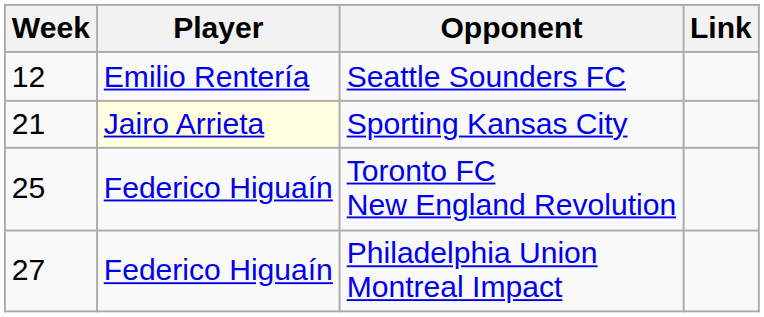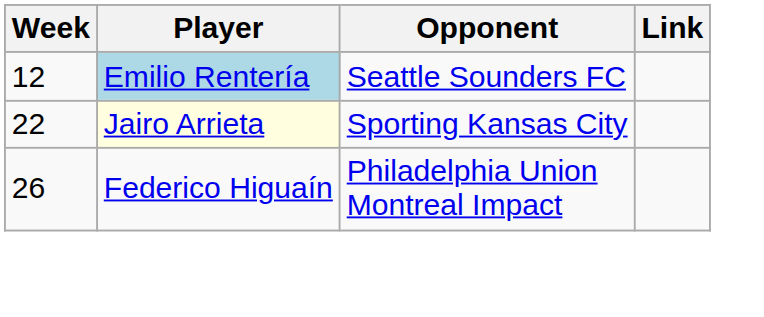(207, 76) no background -> (207, 76) lightblue background
(29, 123) 21 -> (29, 123) 22
- row: (511, 188)
(29, 269) 27 -> (29, 188) 26
